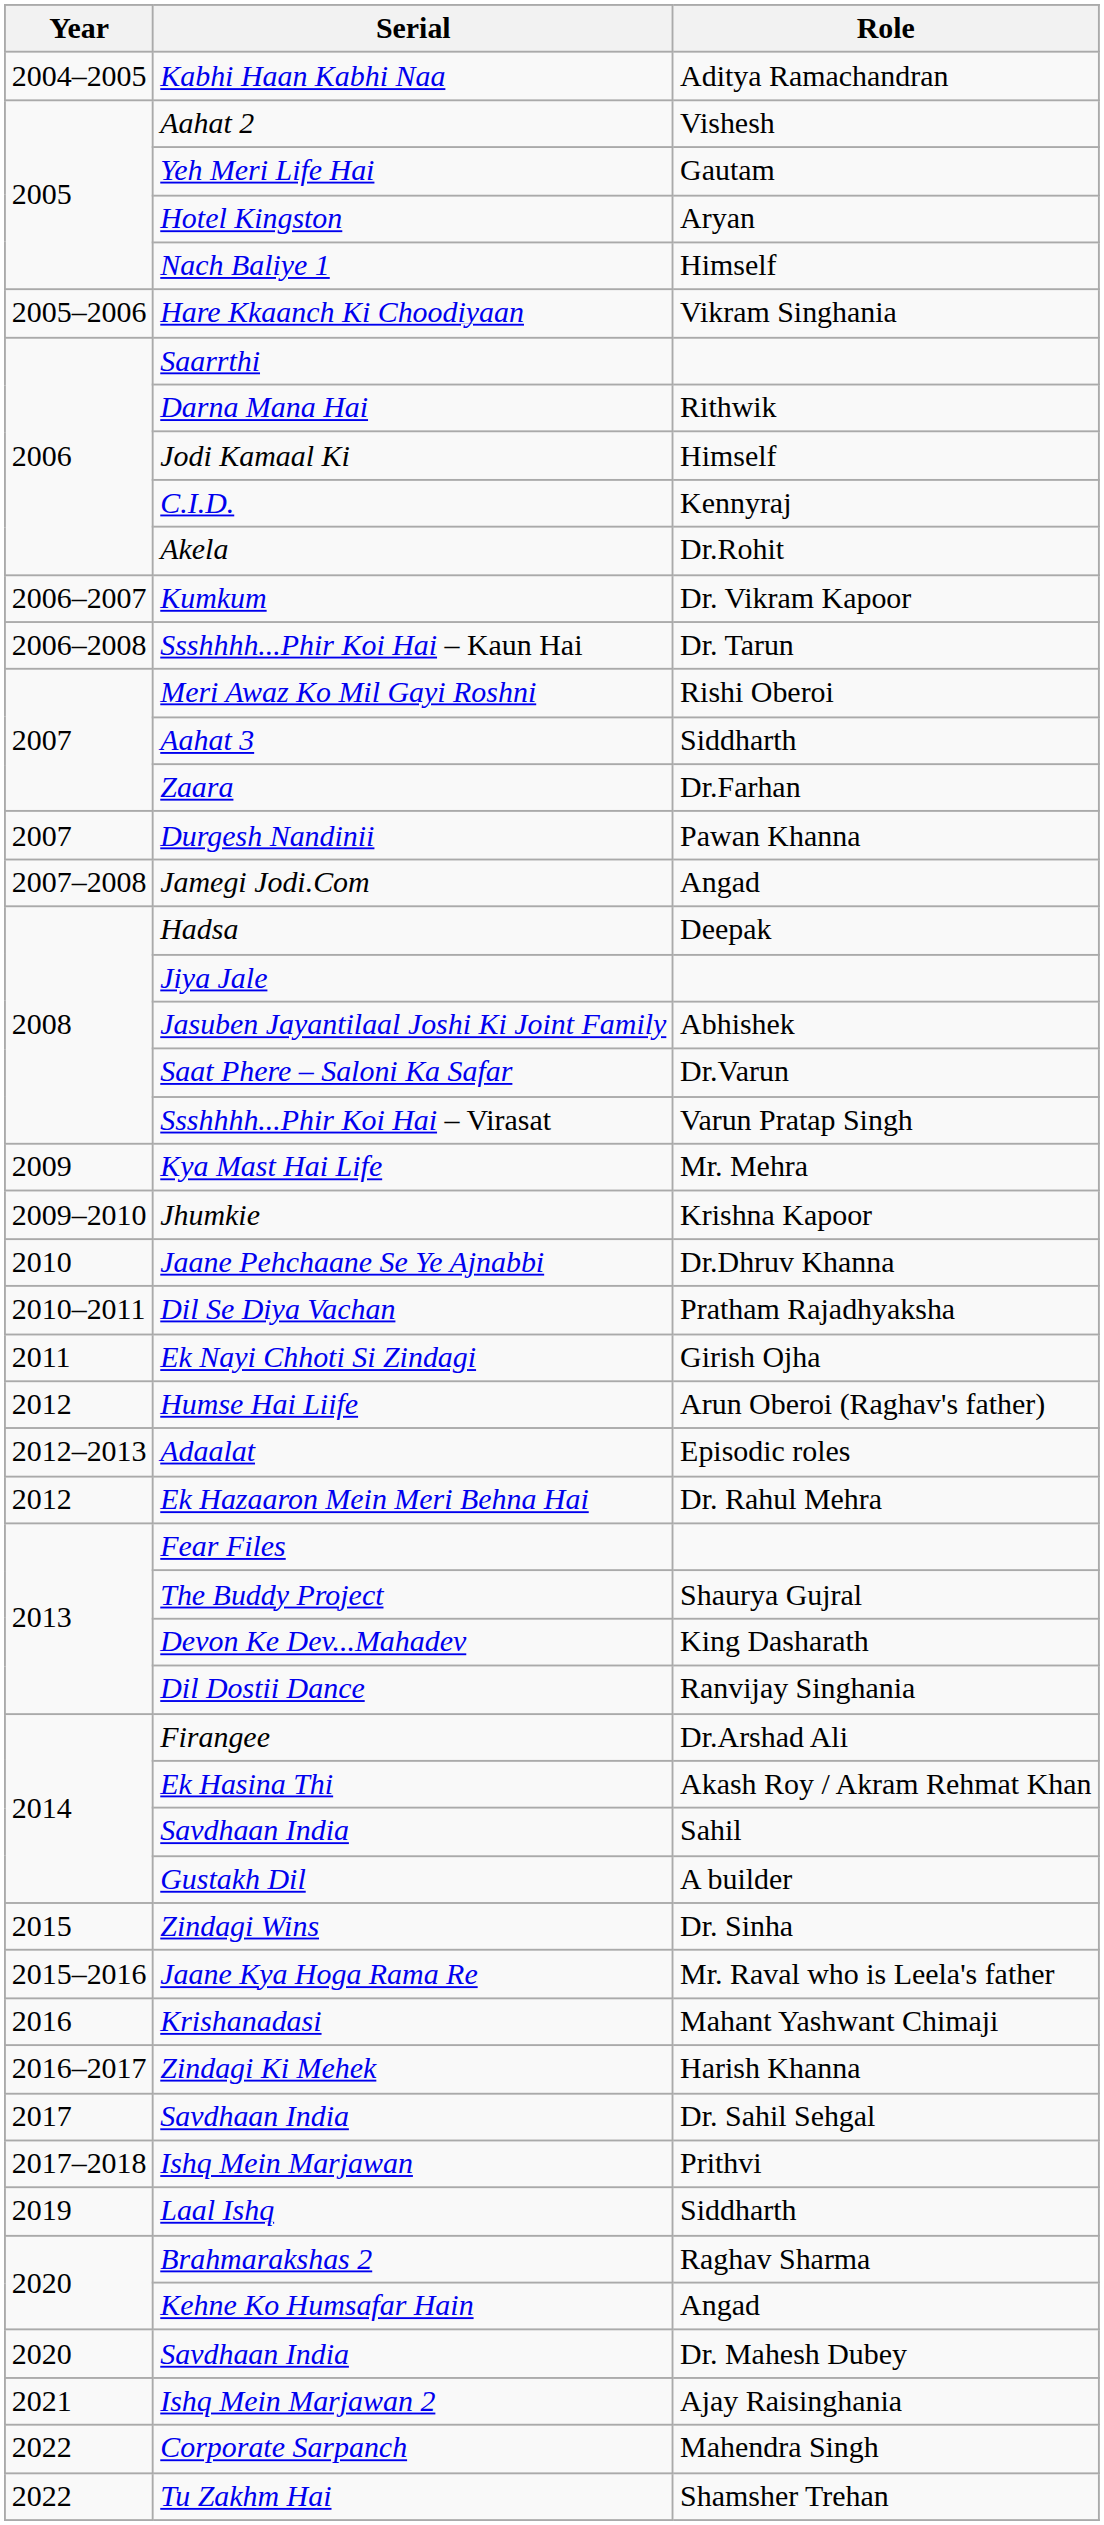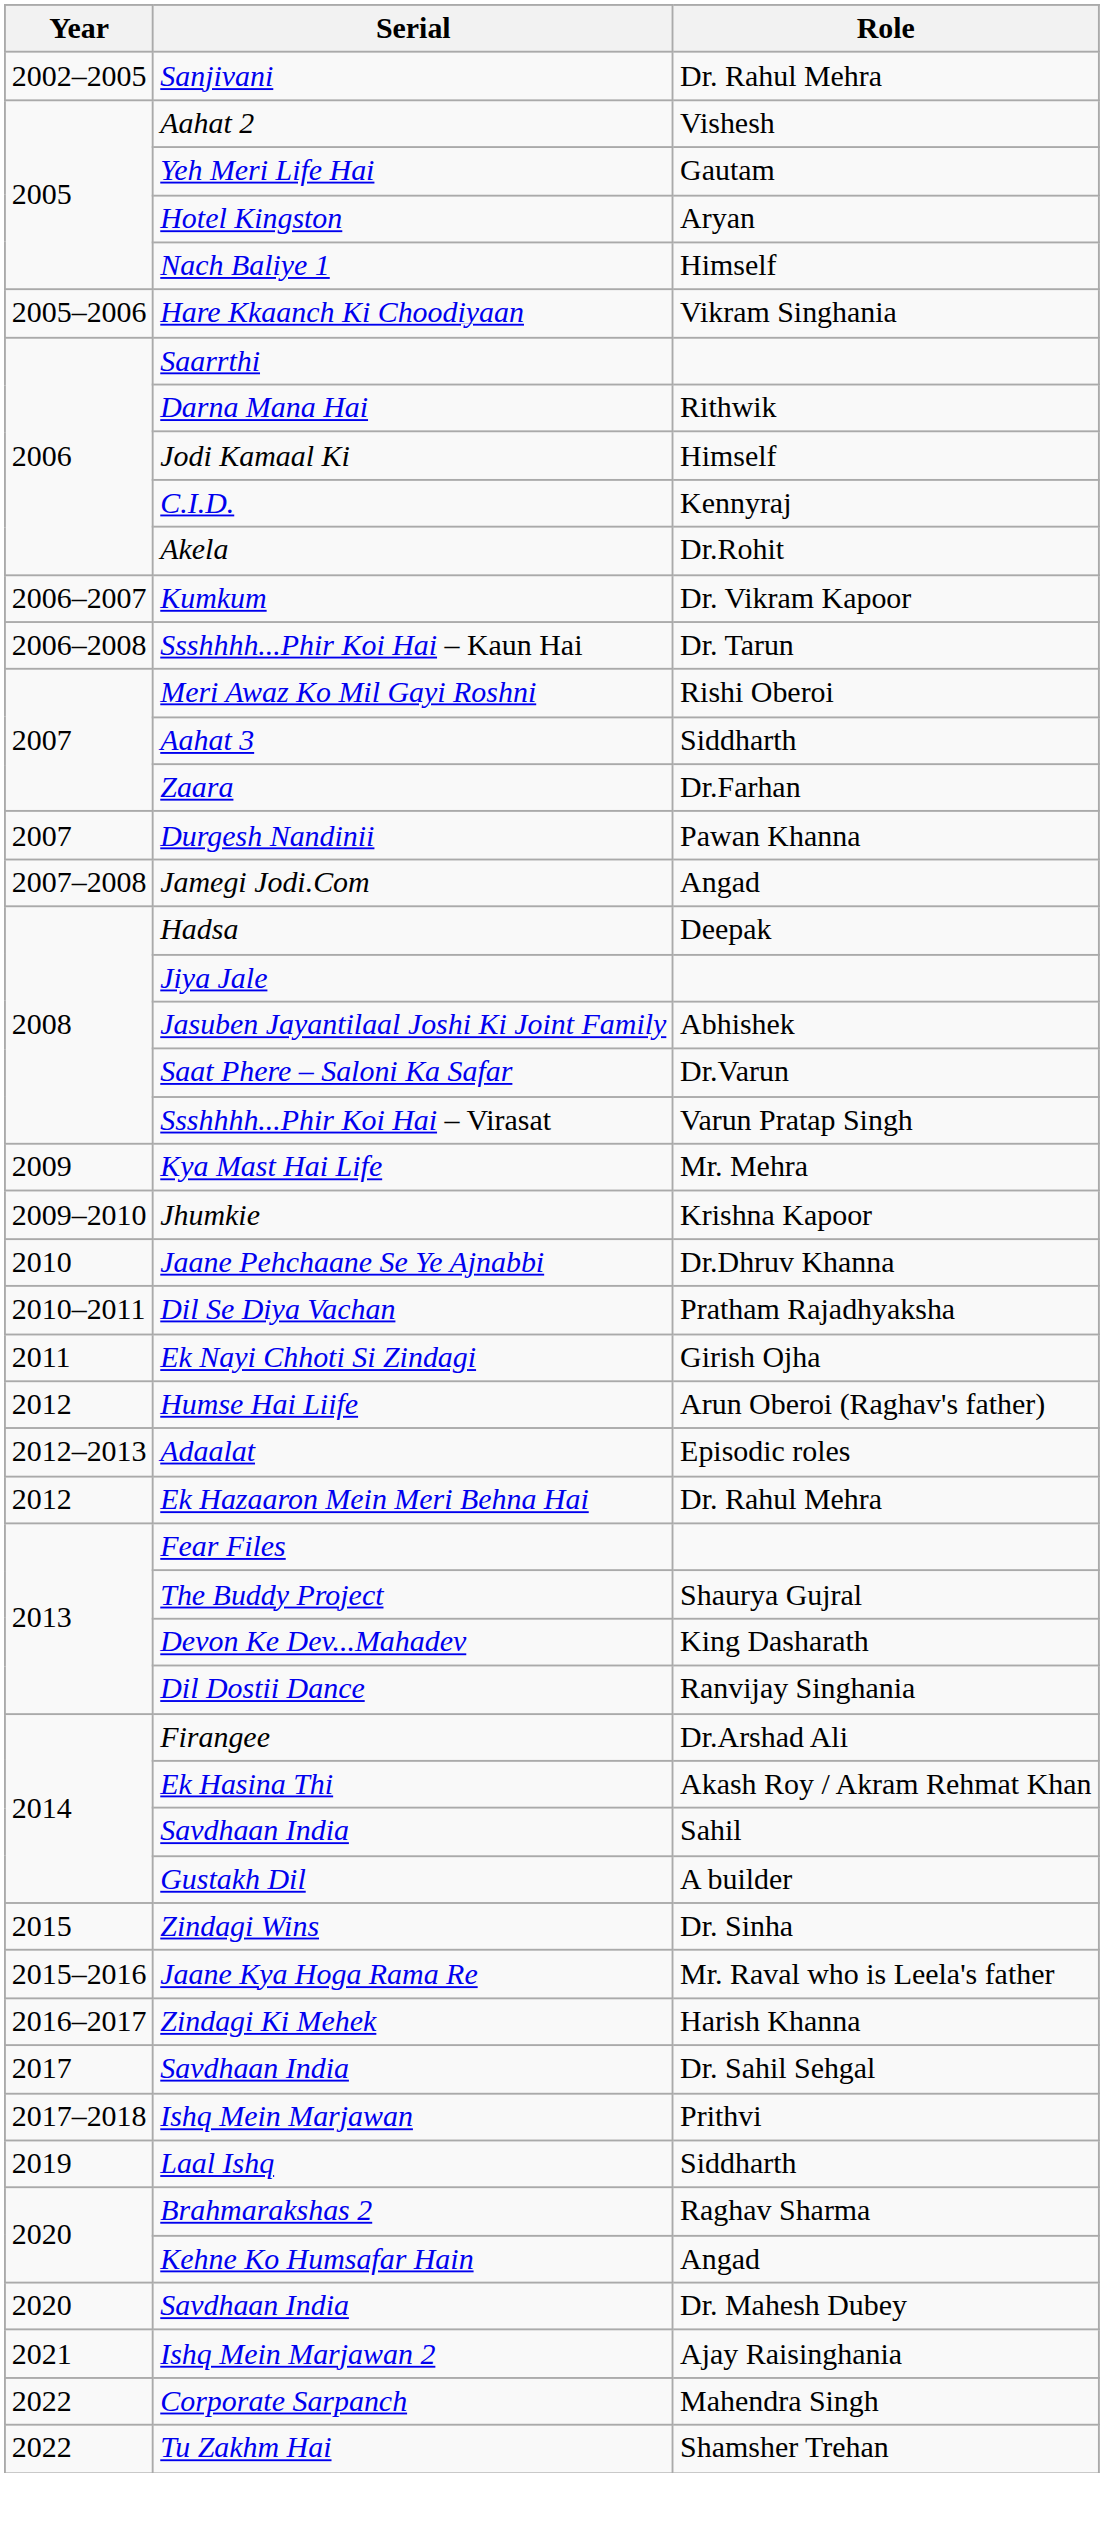+ row: (217, 75)
- row: (303, 75)
- row: (241, 2021)
